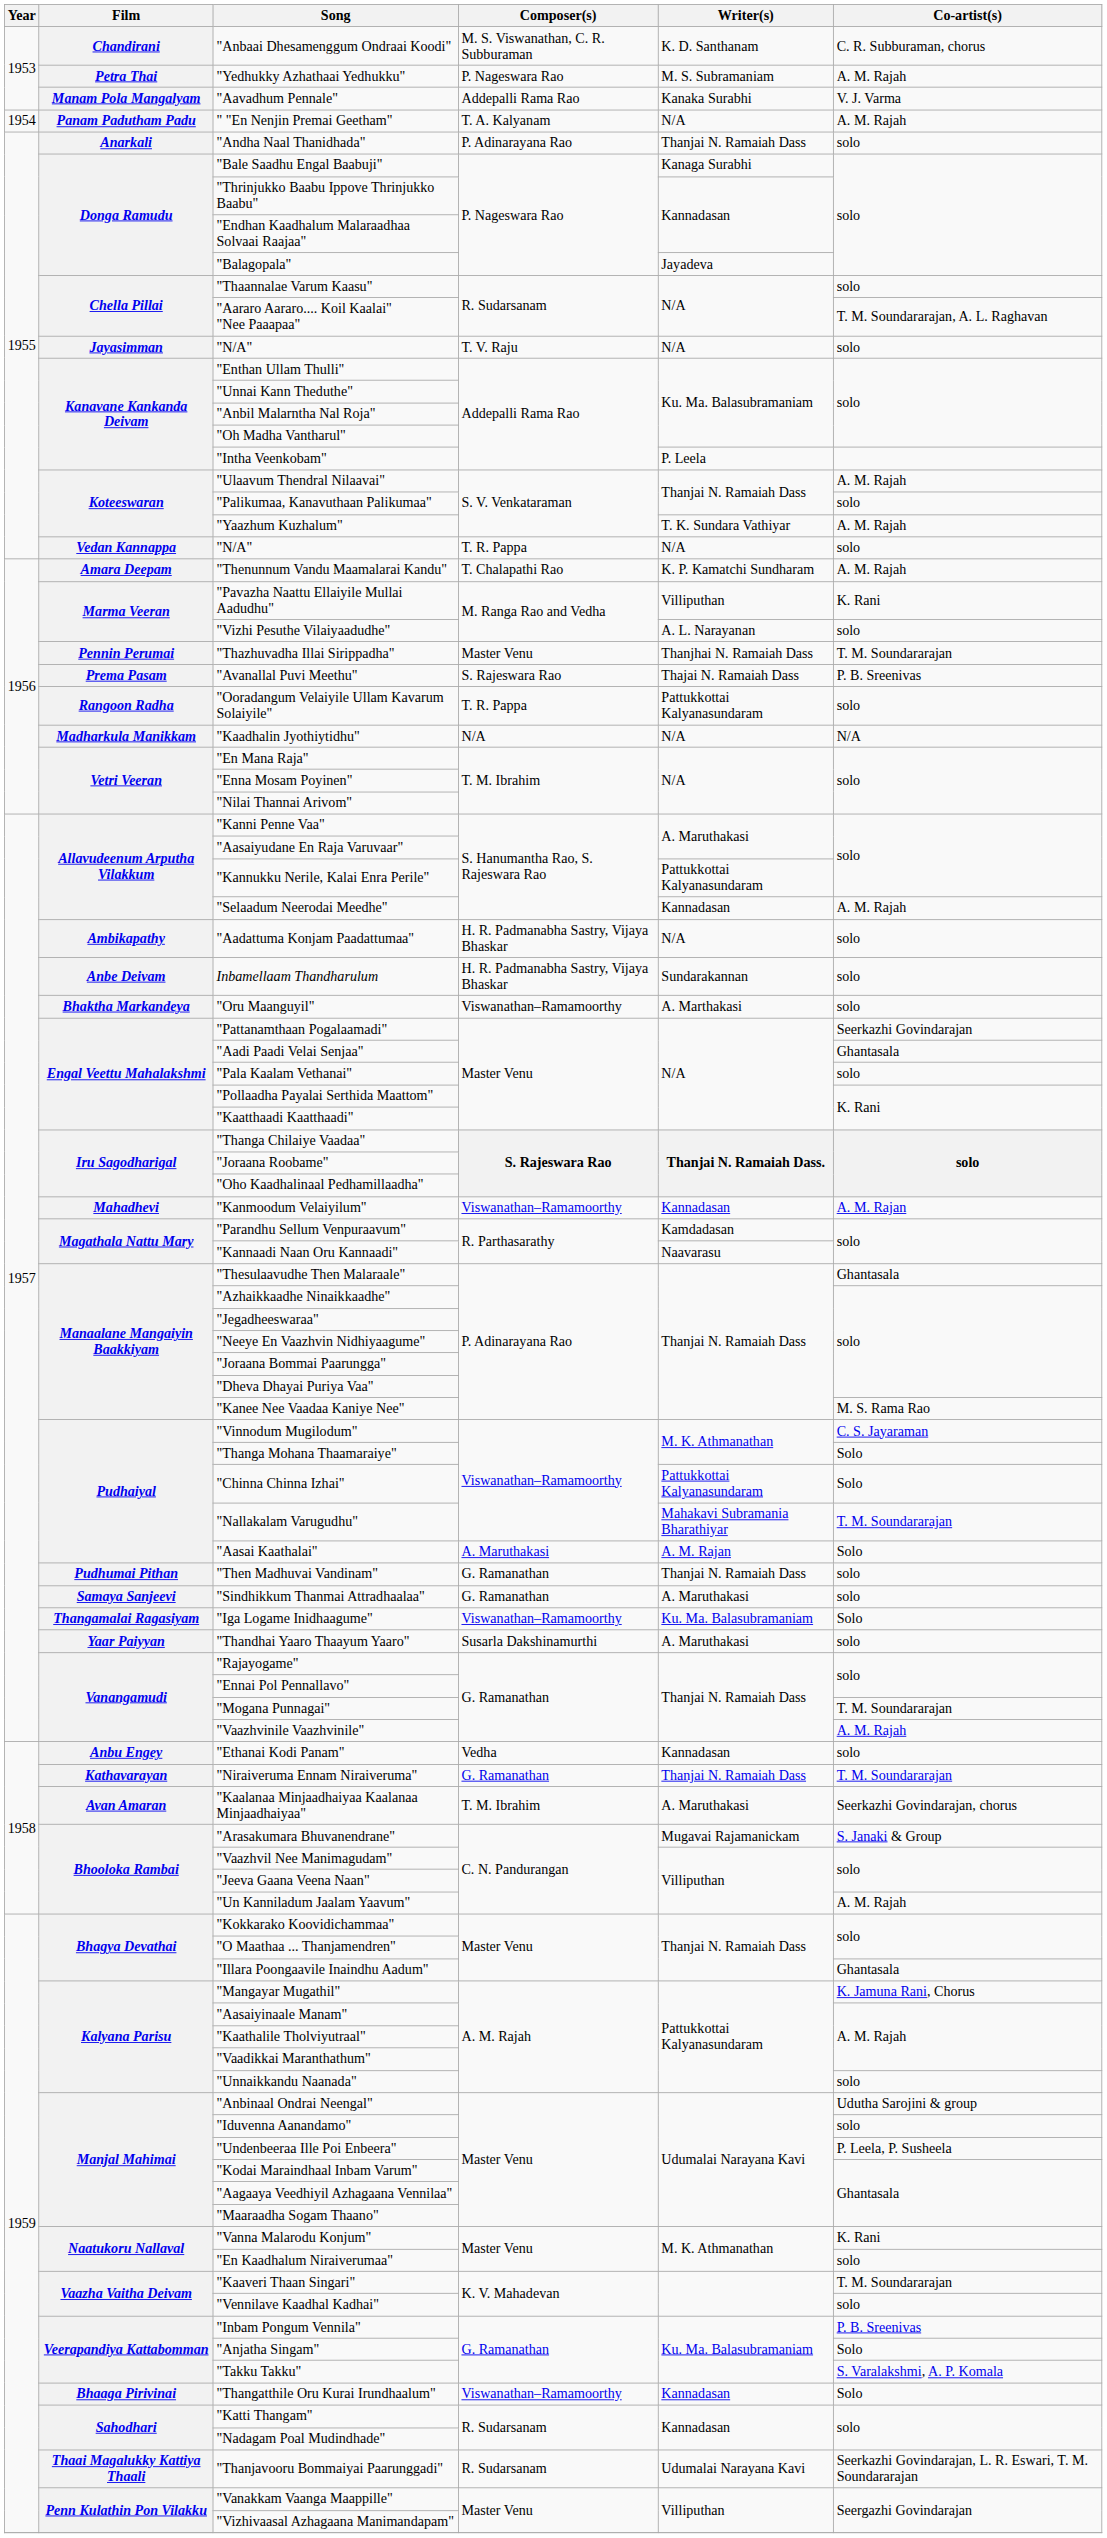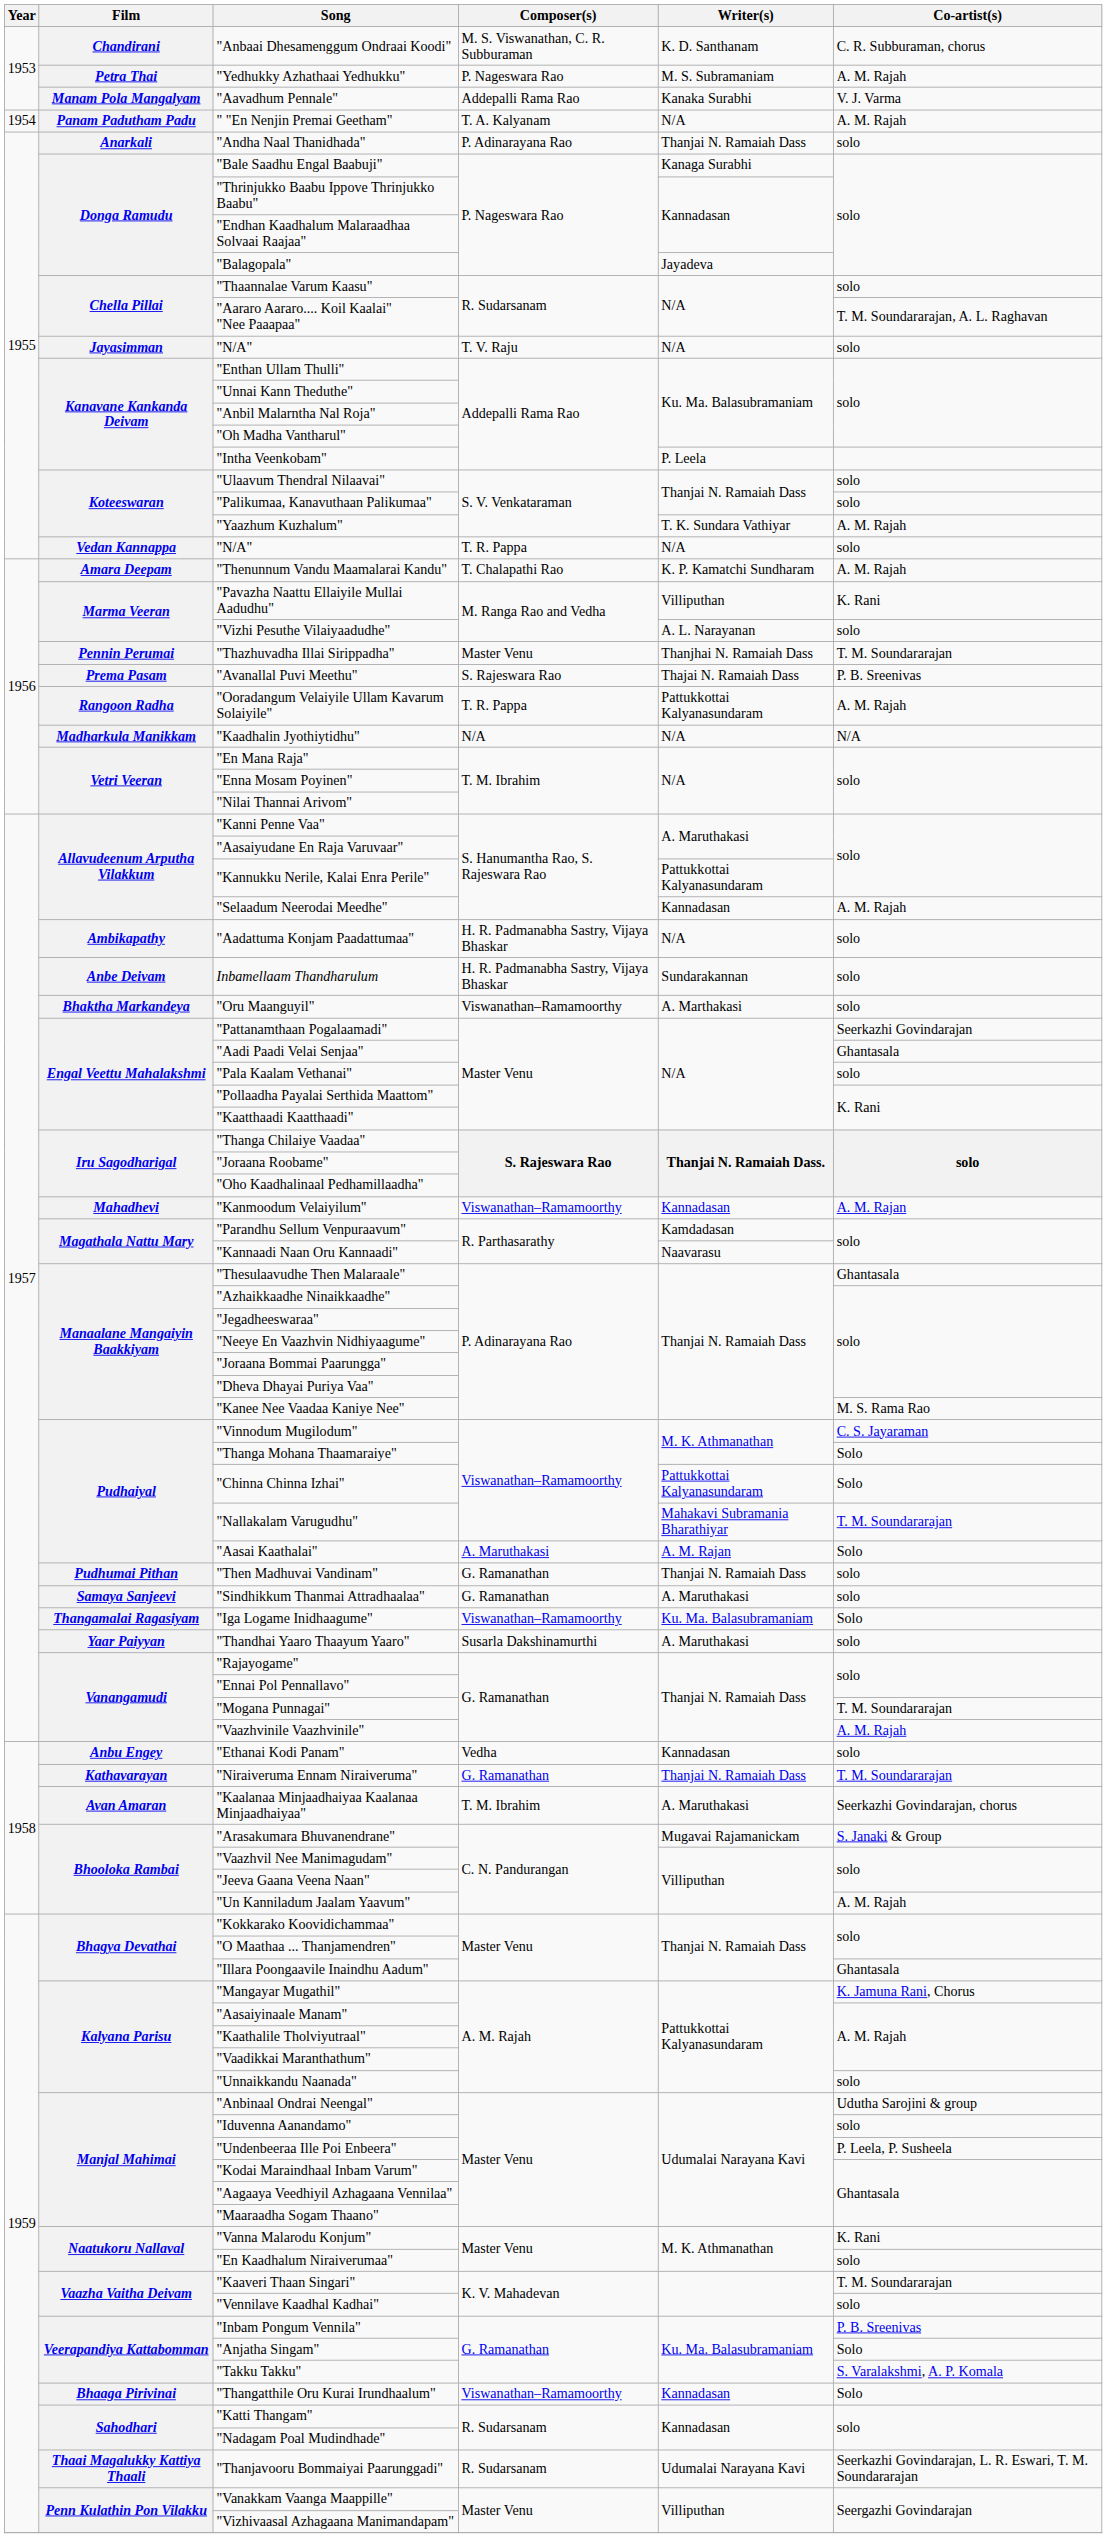(871, 480) A. M. Rajah -> (848, 480) solo
(848, 705) solo -> (871, 705) A. M. Rajah
